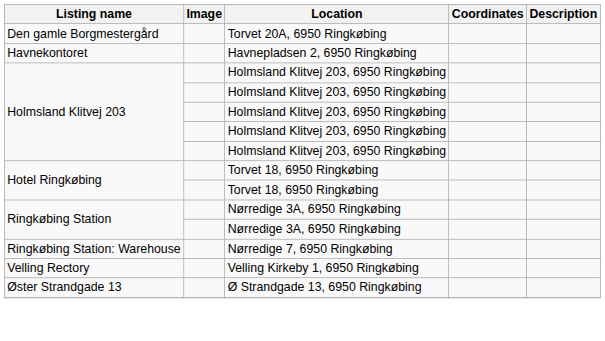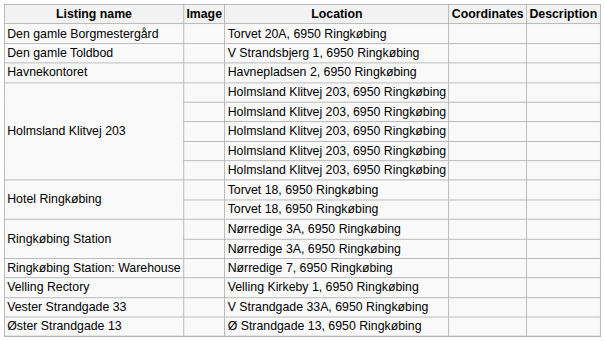+ row: (60, 53)
+ row: (67, 307)
